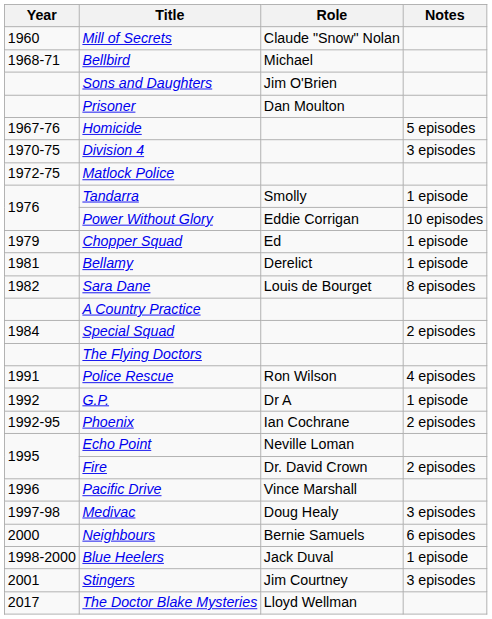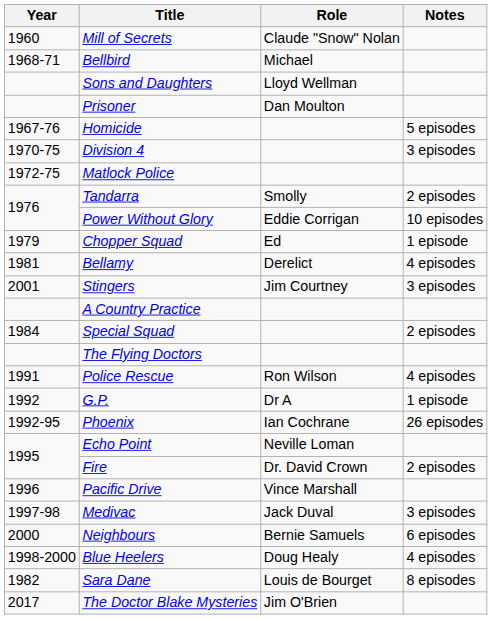(300, 83) Jim O'Brien -> (310, 83) Lloyd Wellman
(437, 196) 1 episode -> (441, 196) 2 episodes
(437, 264) 1 episode -> (441, 264) 4 episodes
rows swapped: (116, 286) <-> (109, 580)
(441, 422) 2 episodes -> (445, 422) 26 episodes
(301, 512) Doug Healy -> (299, 512) Jack Duval
(299, 557) Jack Duval -> (301, 557) Doug Healy
(437, 557) 1 episode -> (441, 557) 4 episodes
(310, 602) Lloyd Wellman -> (300, 602) Jim O'Brien
